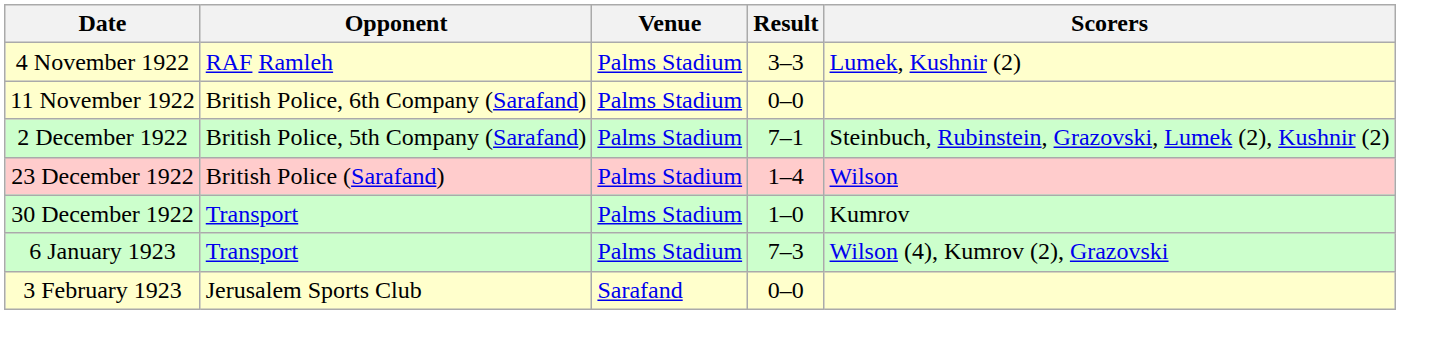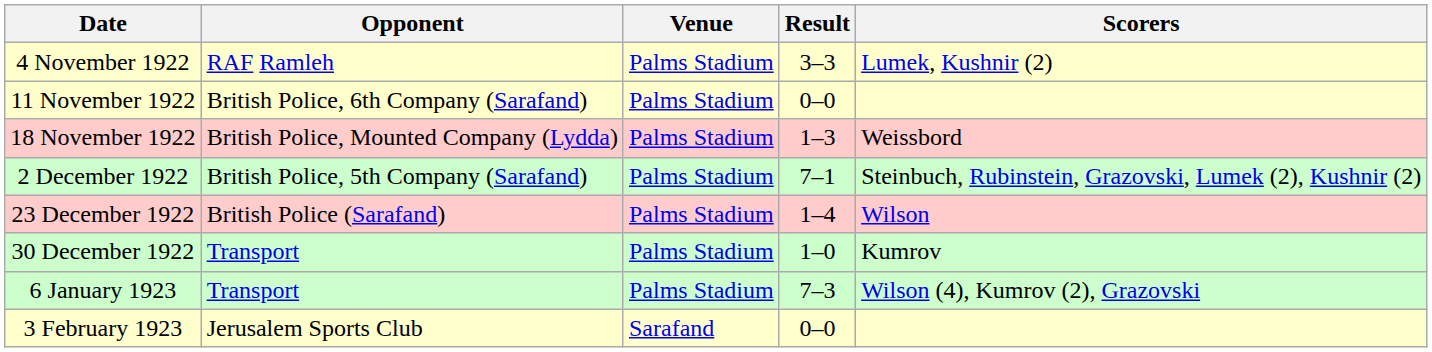+ row: (103, 137)
